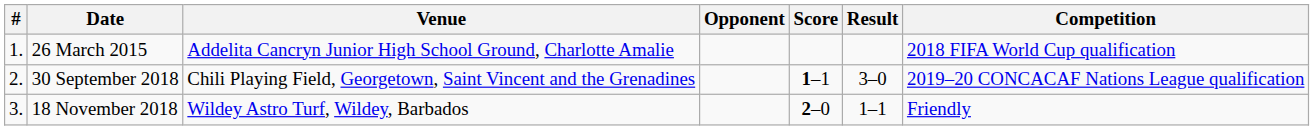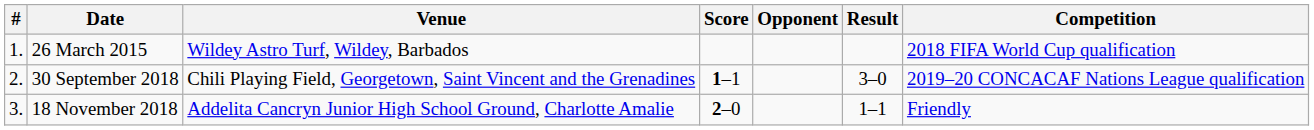columns swapped: (744, 19) <-> (816, 19)
(431, 49) Addelita Cancryn Junior High School Ground, Charlotte Amalie -> (328, 49) Wildey Astro Turf, Wildey, Barbados
(328, 109) Wildey Astro Turf, Wildey, Barbados -> (431, 109) Addelita Cancryn Junior High School Ground, Charlotte Amalie
